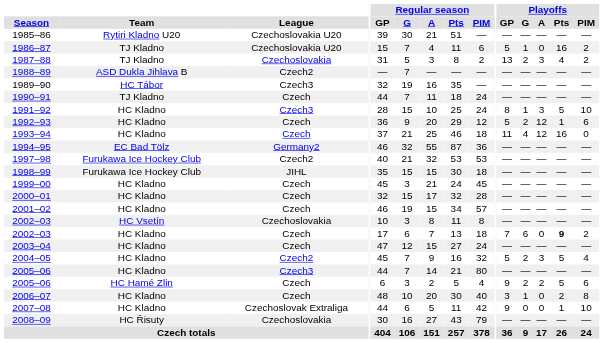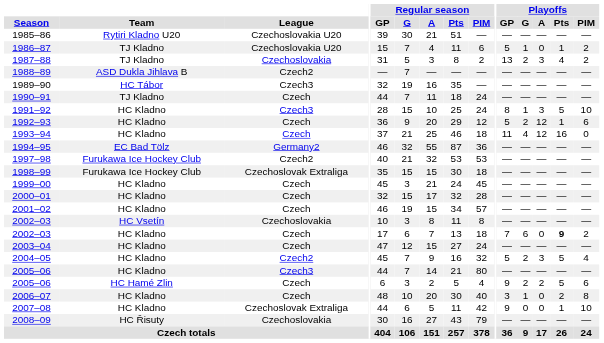(562, 47) 16 -> (562, 47) 1
(296, 171) JIHL -> (296, 171) Czechoslovak Extraliga
